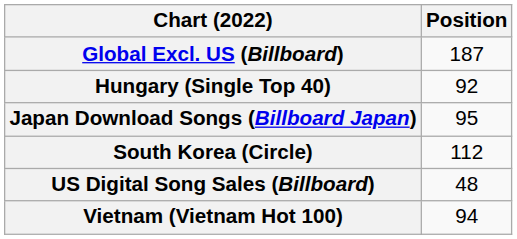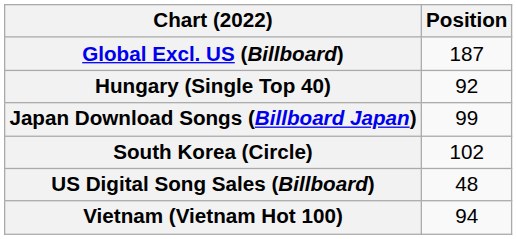(467, 119) 95 -> (467, 119) 99
(467, 151) 112 -> (467, 151) 102
